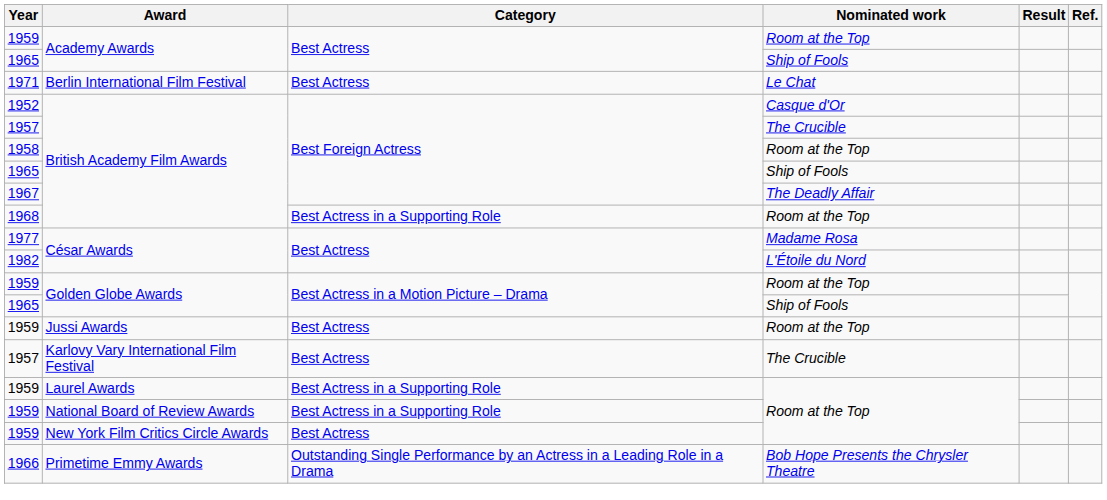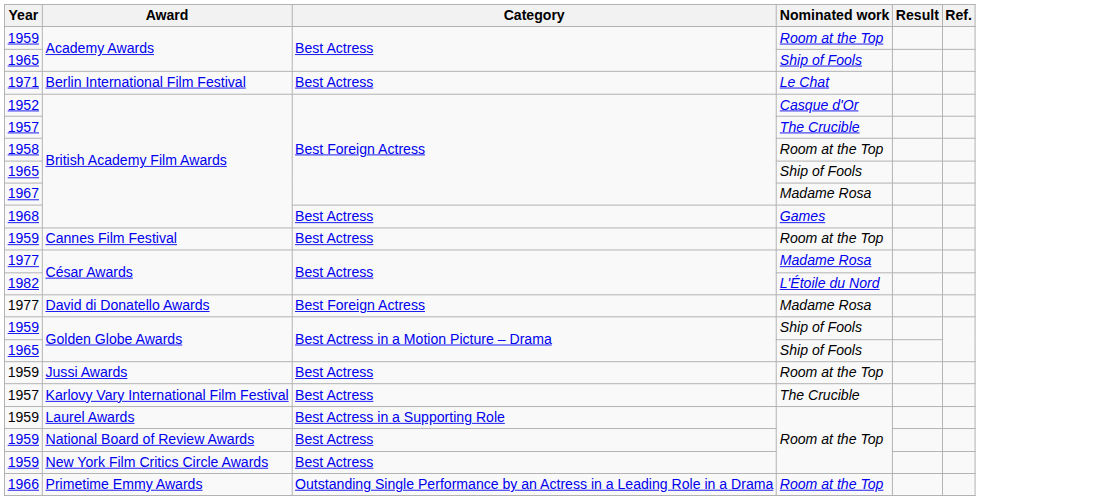(820, 194) The Deadly Affair -> (826, 194) Madame Rosa
(396, 216) Best Actress in a Supporting Role -> (334, 216) Best Actress
(818, 216) Room at the Top -> (802, 216) Games
+ row: (23, 238)
+ row: (23, 305)
(818, 283) Room at the Top -> (821, 328) Ship of Fools
(396, 411) Best Actress in a Supporting Role -> (334, 439) Best Actress
(867, 463) Bob Hope Presents the Chrysler Theatre -> (832, 484) Room at the Top
